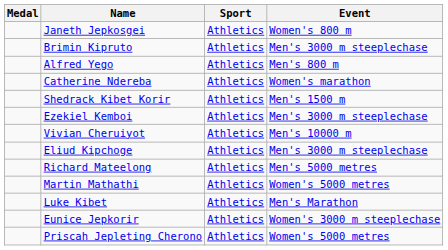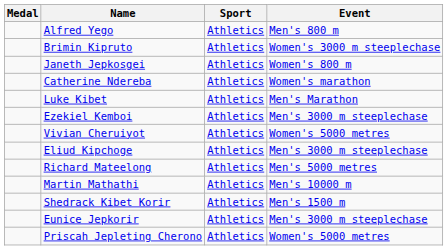rows swapped: (94, 30) <-> (78, 64)
(348, 47) Men's 3000 m steeplechase -> (355, 47) Women's 3000 m steeplechase
rows swapped: (75, 202) <-> (107, 99)
(310, 133) Men's 10000 m -> (329, 133) Women's 5000 metres
(329, 185) Women's 5000 metres -> (310, 185) Men's 10000 m
(355, 219) Women's 3000 m steeplechase -> (348, 219) Men's 3000 m steeplechase
